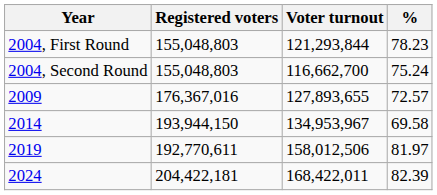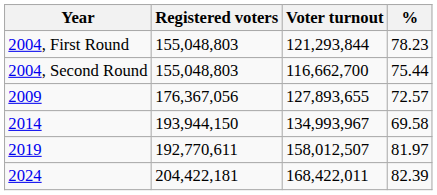(410, 70) 75.24 -> (410, 70) 75.44
(197, 96) 176,367,016 -> (197, 96) 176,367,056
(327, 123) 134,953,967 -> (327, 123) 134,993,967
(327, 149) 158,012,506 -> (327, 149) 158,012,507
